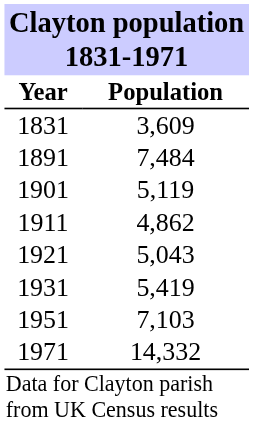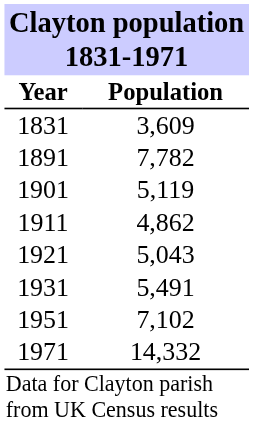(166, 157) 7,484 -> (166, 157) 7,782
(166, 287) 5,419 -> (166, 287) 5,491
(166, 319) 7,103 -> (166, 319) 7,102
